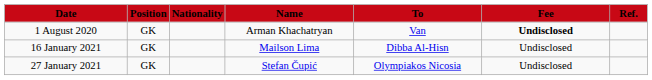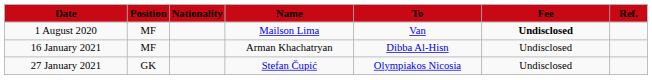(148, 31) GK -> (148, 31) MF
(289, 31) Arman Khachatryan -> (289, 31) Mailson Lima
(148, 48) GK -> (148, 48) MF
(289, 48) Mailson Lima -> (289, 48) Arman Khachatryan
